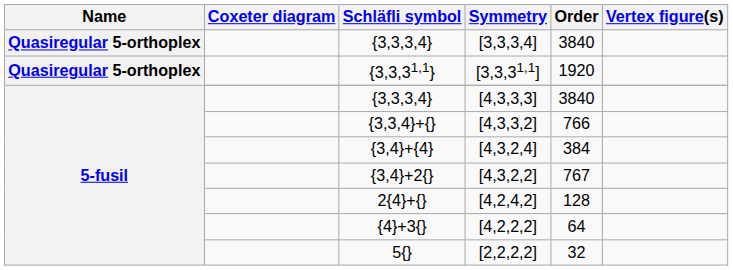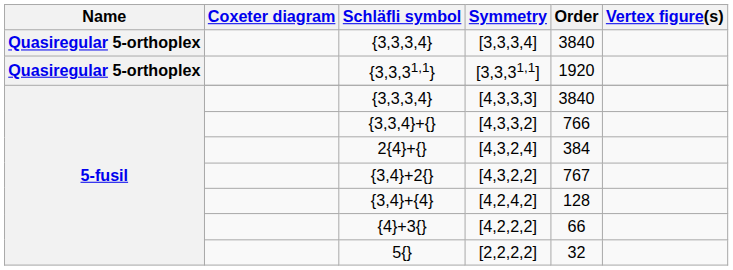(402, 149) {3,4}+{4} -> (402, 149) 2{4}+{}
(402, 201) 2{4}+{} -> (402, 201) {3,4}+{4}
(576, 226) 64 -> (576, 226) 66
